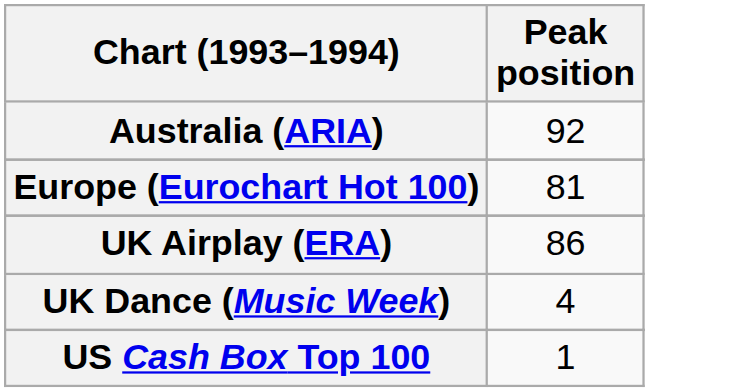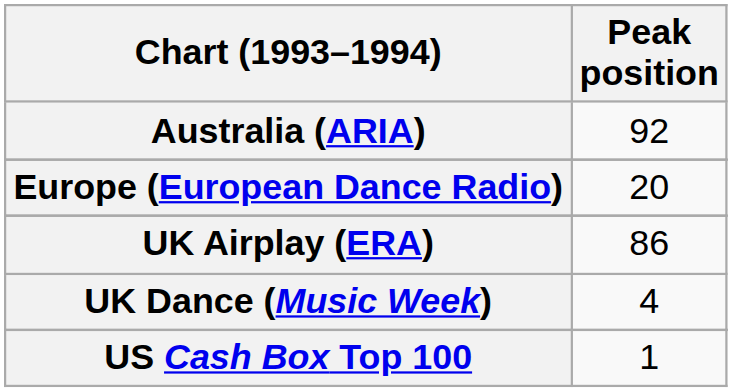- row: (246, 186)
+ row: (288, 186)
